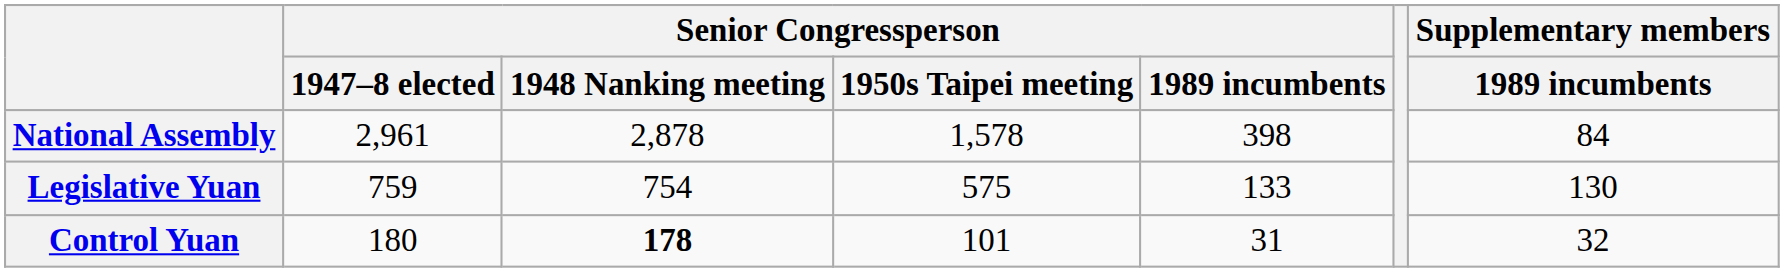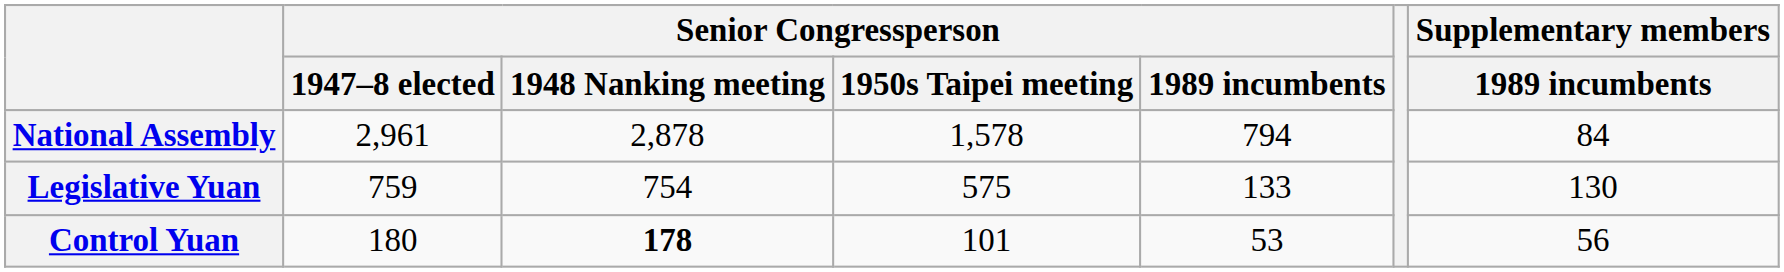(1267, 135) 398 -> (1267, 135) 794
(1267, 239) 31 -> (1267, 239) 53
(1593, 239) 32 -> (1593, 239) 56
